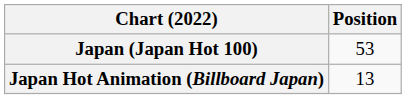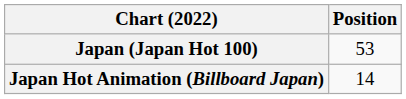(365, 78) 13 -> (365, 78) 14
